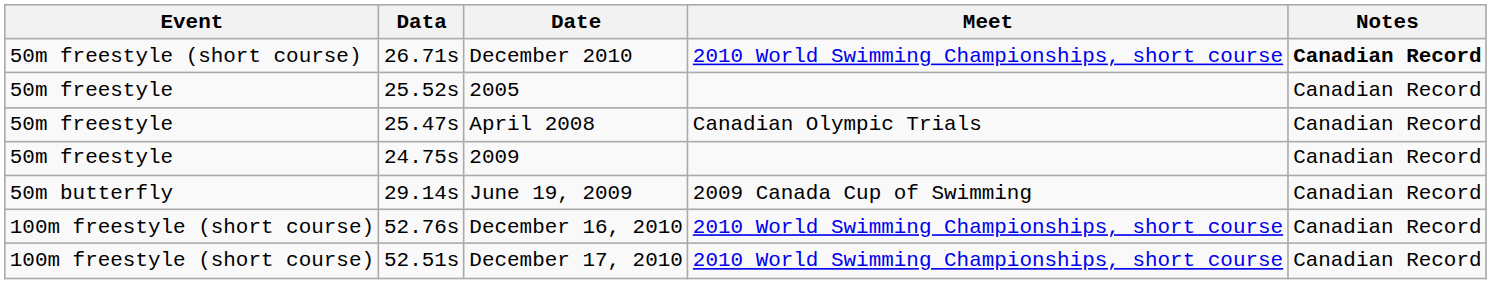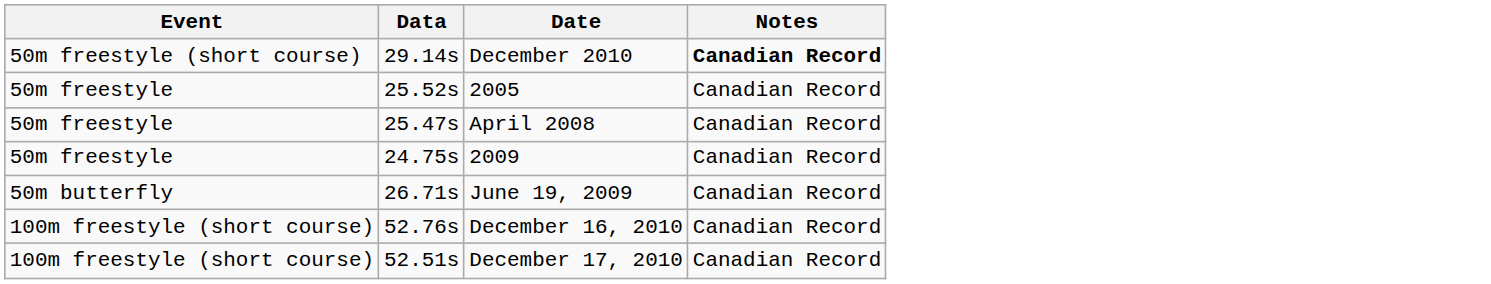- column: (988, 22)
(422, 56) 26.71s -> (422, 56) 29.14s
(422, 192) 29.14s -> (422, 192) 26.71s
